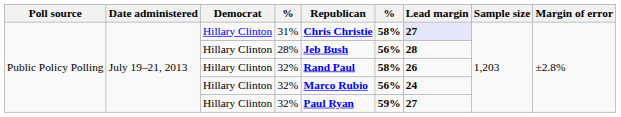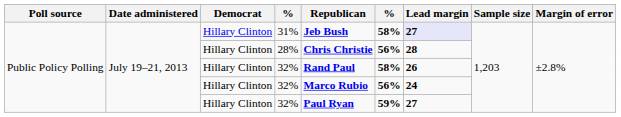(338, 31) Chris Christie -> (326, 31) Jeb Bush
(326, 49) Jeb Bush -> (338, 49) Chris Christie
